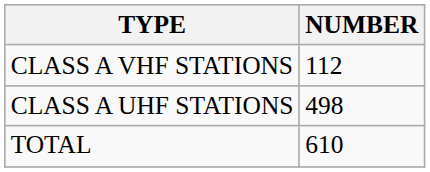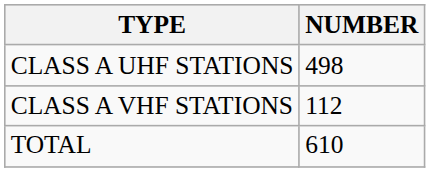rows swapped: (152, 105) <-> (152, 65)
